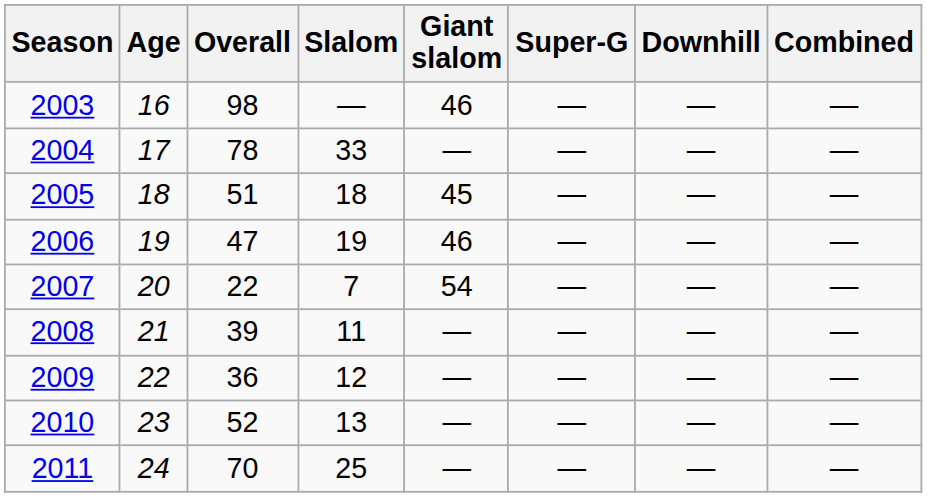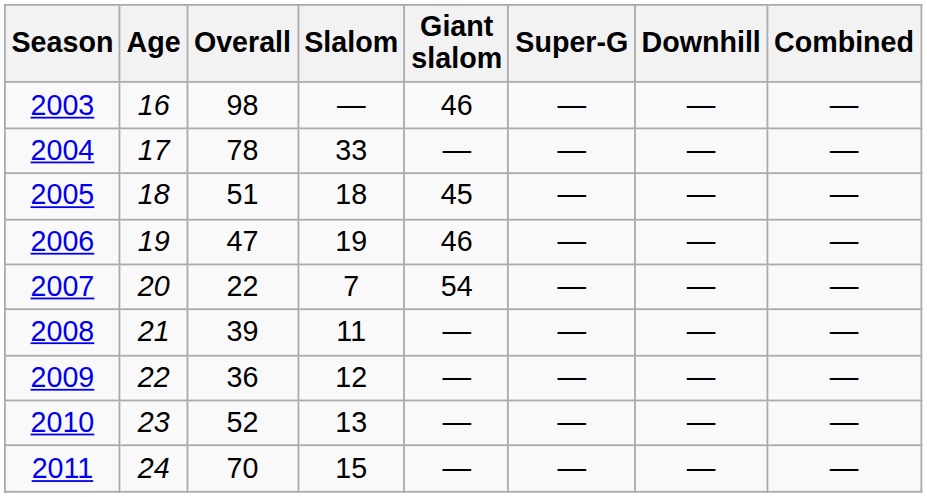(351, 468) 25 -> (351, 468) 15
